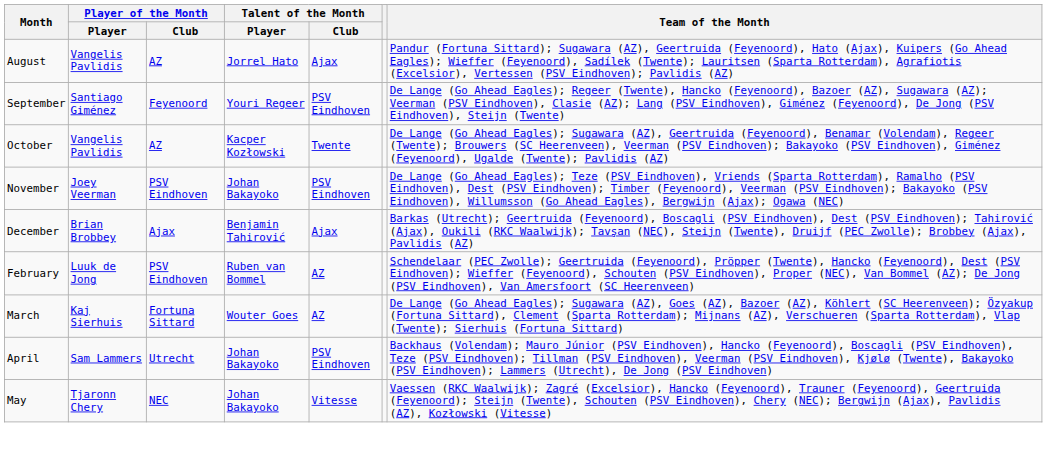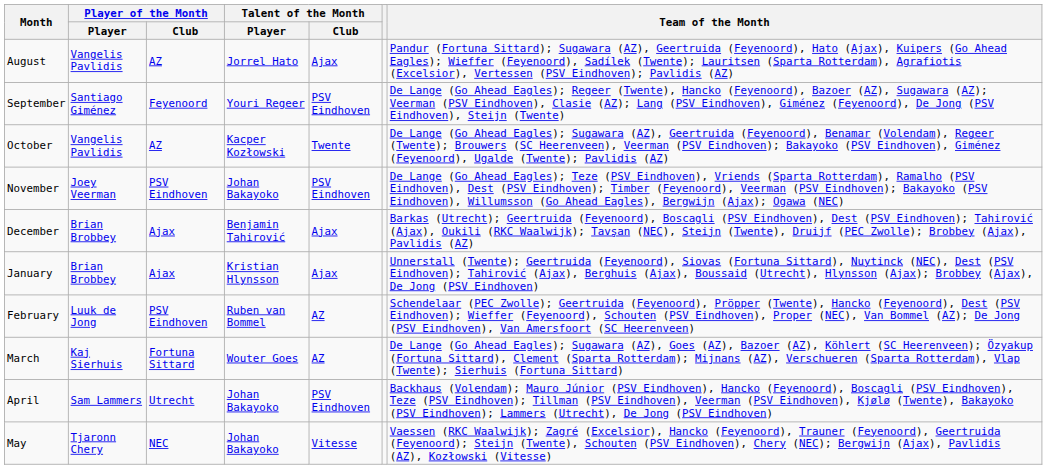+ row: (30, 273)
